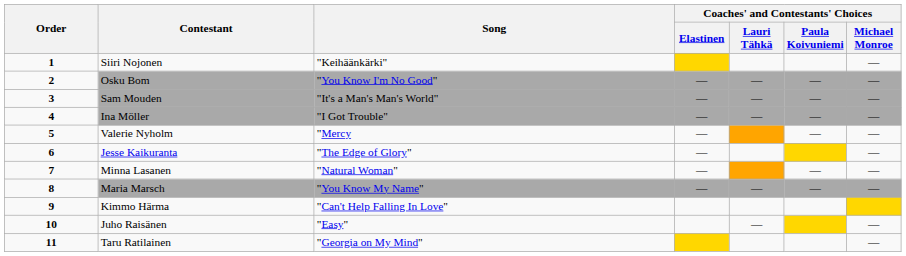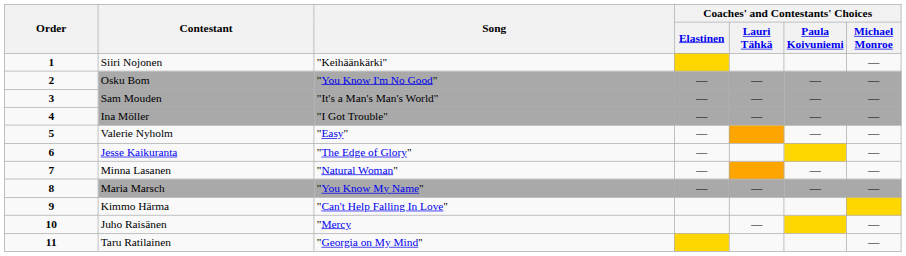(334, 134) "Mercy -> (332, 134) "Easy"
(332, 224) "Easy" -> (334, 224) "Mercy
